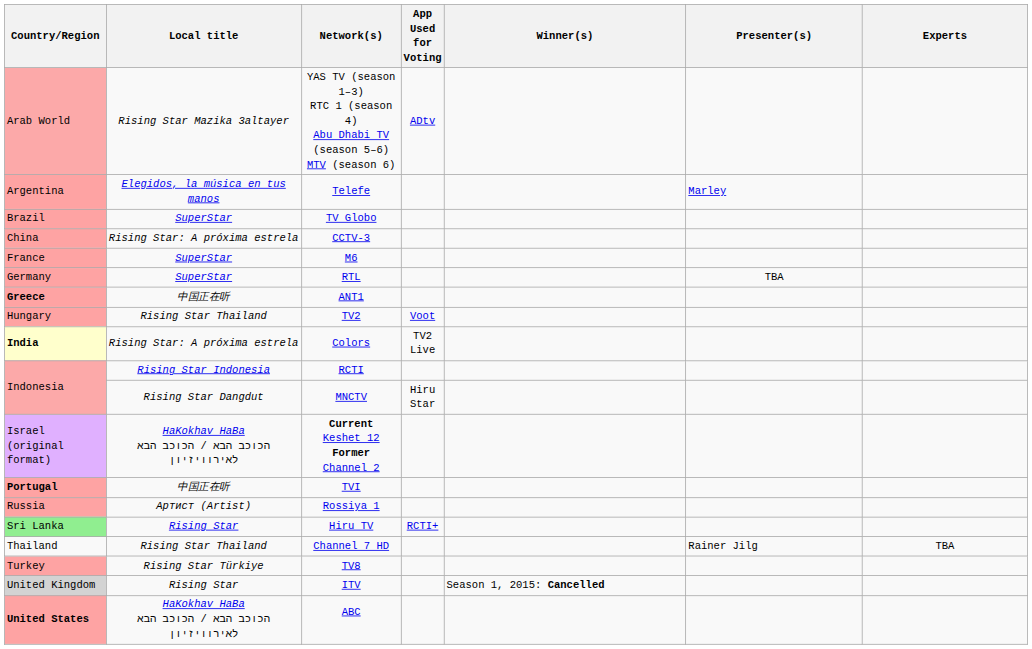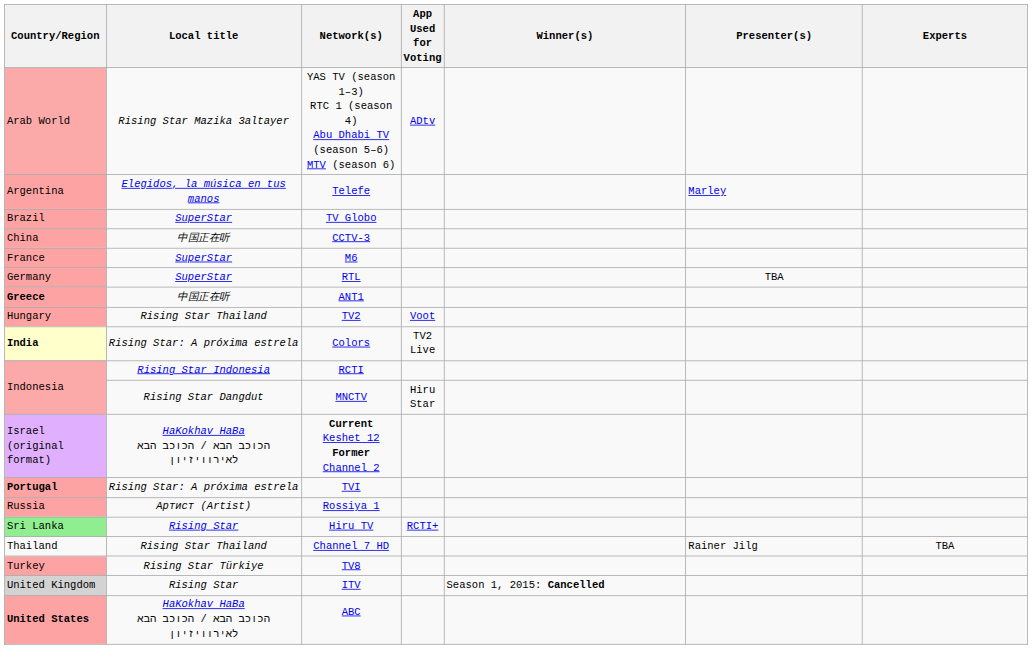(204, 238) Rising Star: A próxima estrela -> (204, 238) 中国正在听
(204, 487) 中国正在听 -> (204, 487) Rising Star: A próxima estrela
